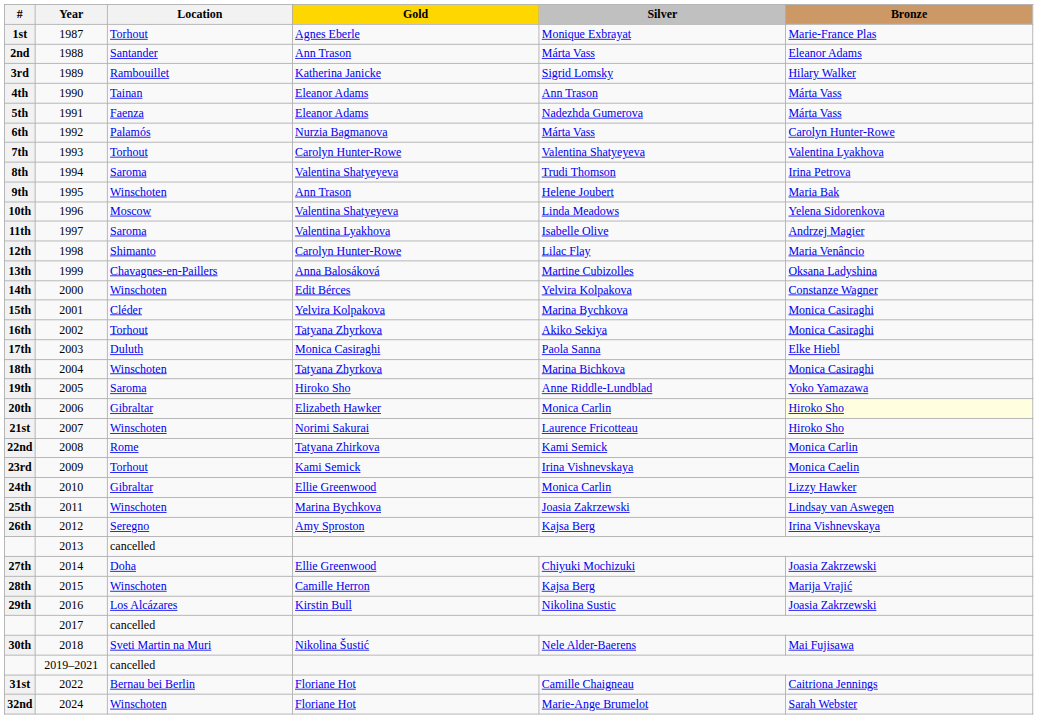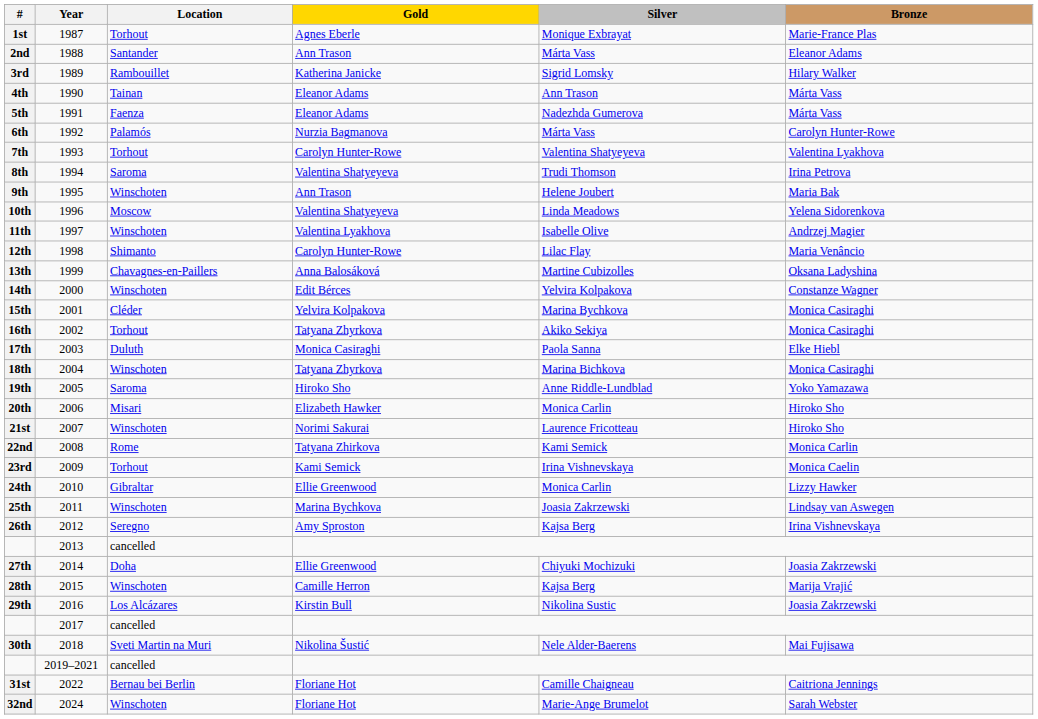(128, 231) Saroma -> (138, 231) Winschoten
(132, 408) Gibraltar -> (126, 408) Misari
(816, 408) lightyellow background -> (816, 408) no background
